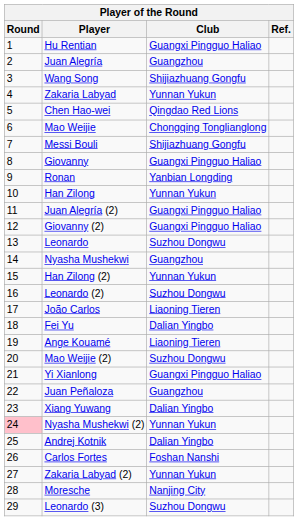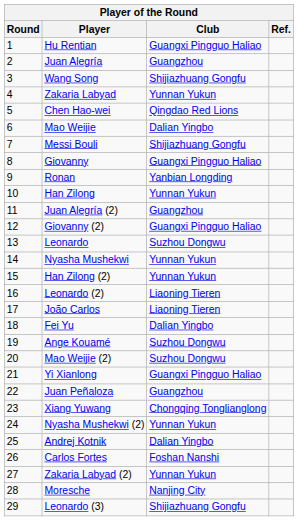(208, 128) Chongqing Tonglianglong -> (181, 128) Dalian Yingbo
(205, 210) Guangxi Pingguo Haliao -> (176, 210) Guangzhou
(176, 260) Guangzhou -> (183, 260) Yunnan Yukun
(187, 293) Suzhou Dongwu -> (185, 293) Liaoning Tieren
(185, 342) Liaoning Tieren -> (187, 342) Suzhou Dongwu
(181, 408) Dalian Yingbo -> (208, 408) Chongqing Tonglianglong
(13, 425) pink background -> (13, 425) no background
(187, 507) Suzhou Dongwu -> (198, 507) Shijiazhuang Gongfu
